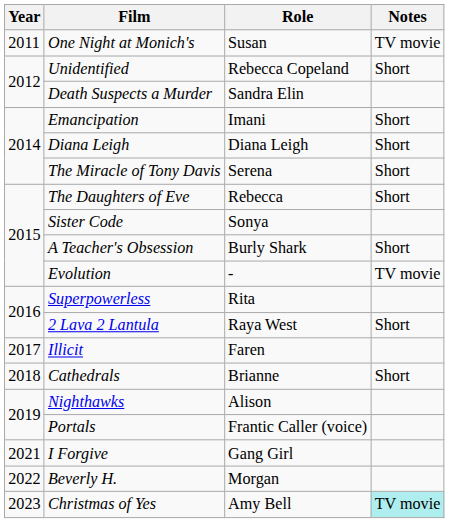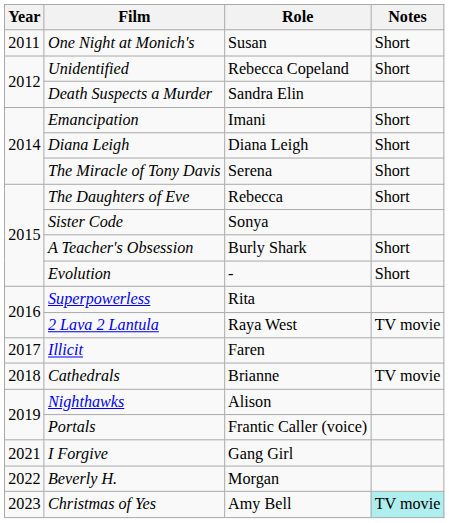(407, 42) TV movie -> (392, 42) Short
(407, 273) TV movie -> (392, 273) Short
(392, 324) Short -> (407, 324) TV movie
(392, 376) Short -> (407, 376) TV movie
